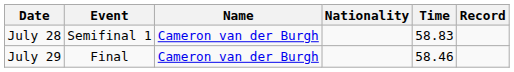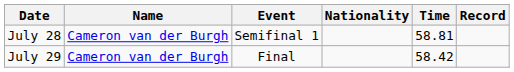columns swapped: (109, 15) <-> (238, 15)
(434, 36) 58.83 -> (434, 36) 58.81
(434, 56) 58.46 -> (434, 56) 58.42
